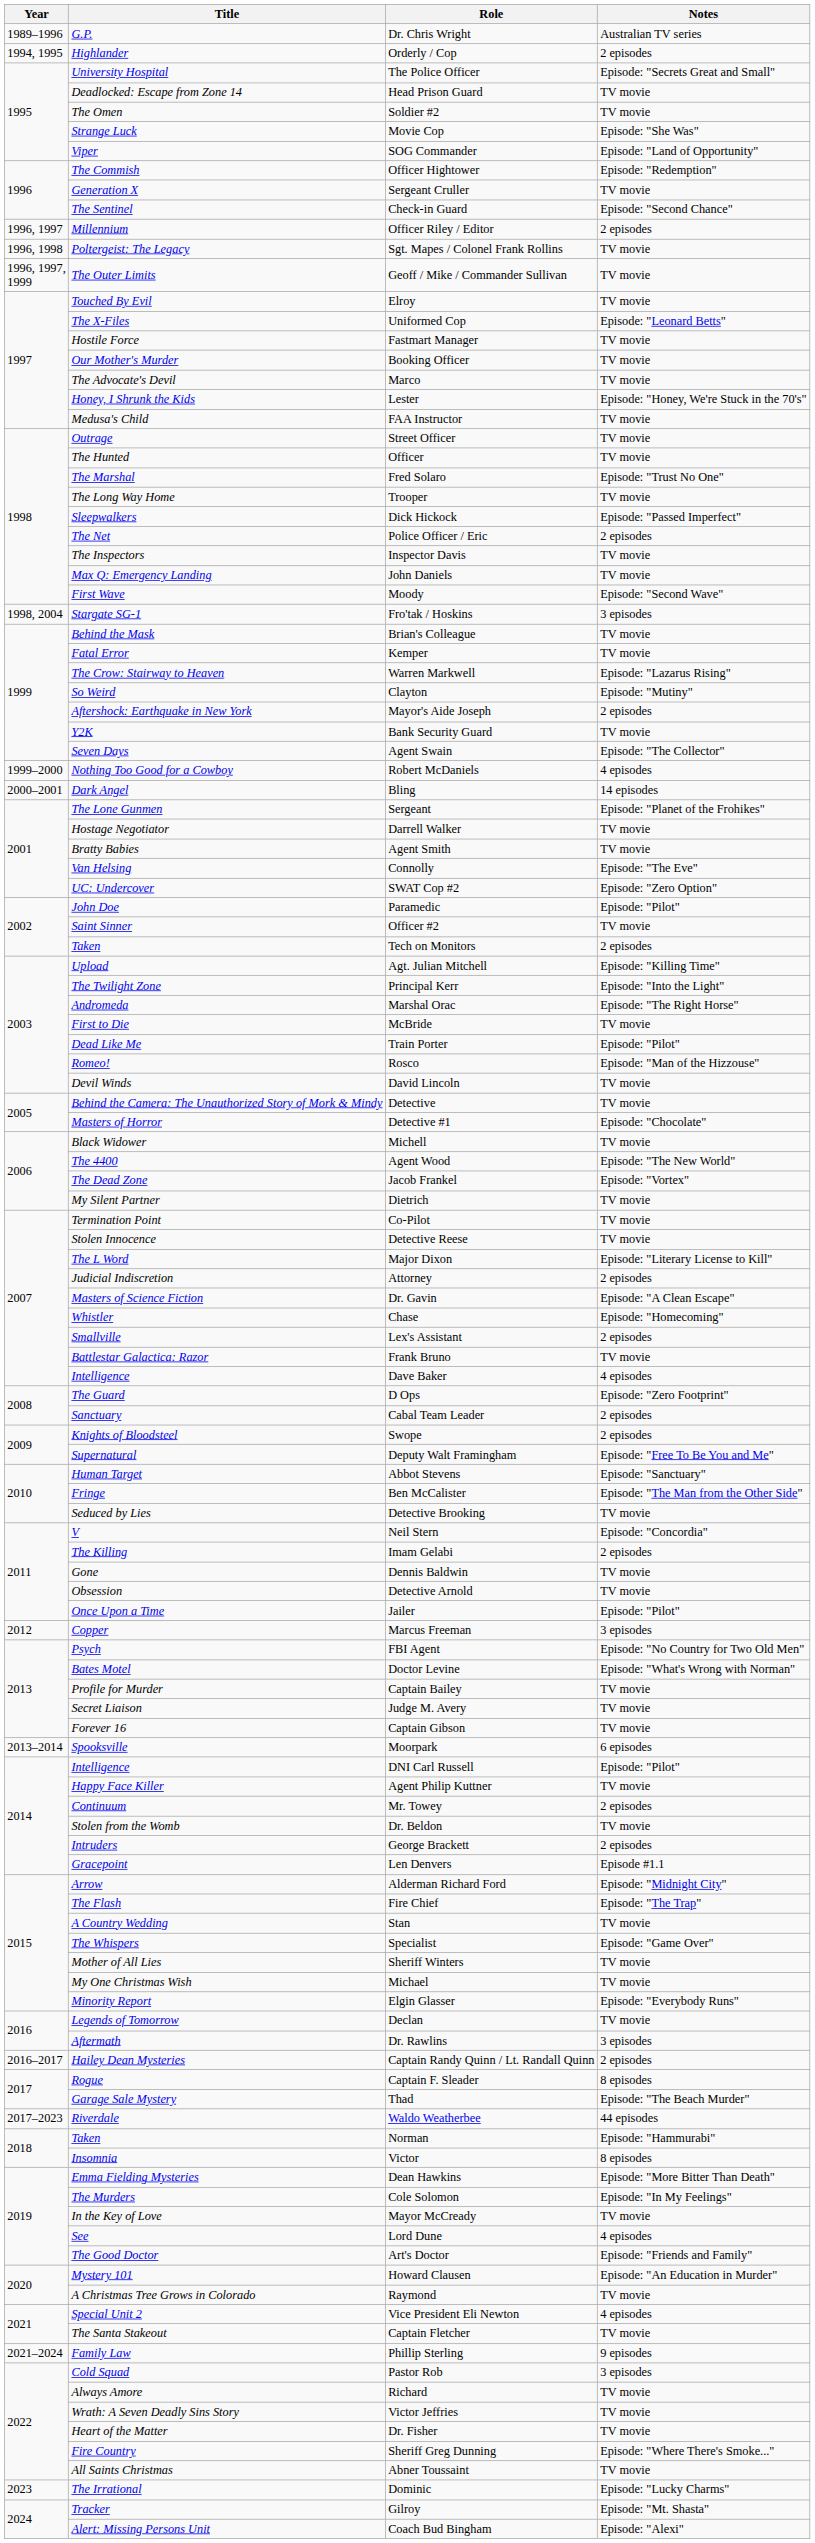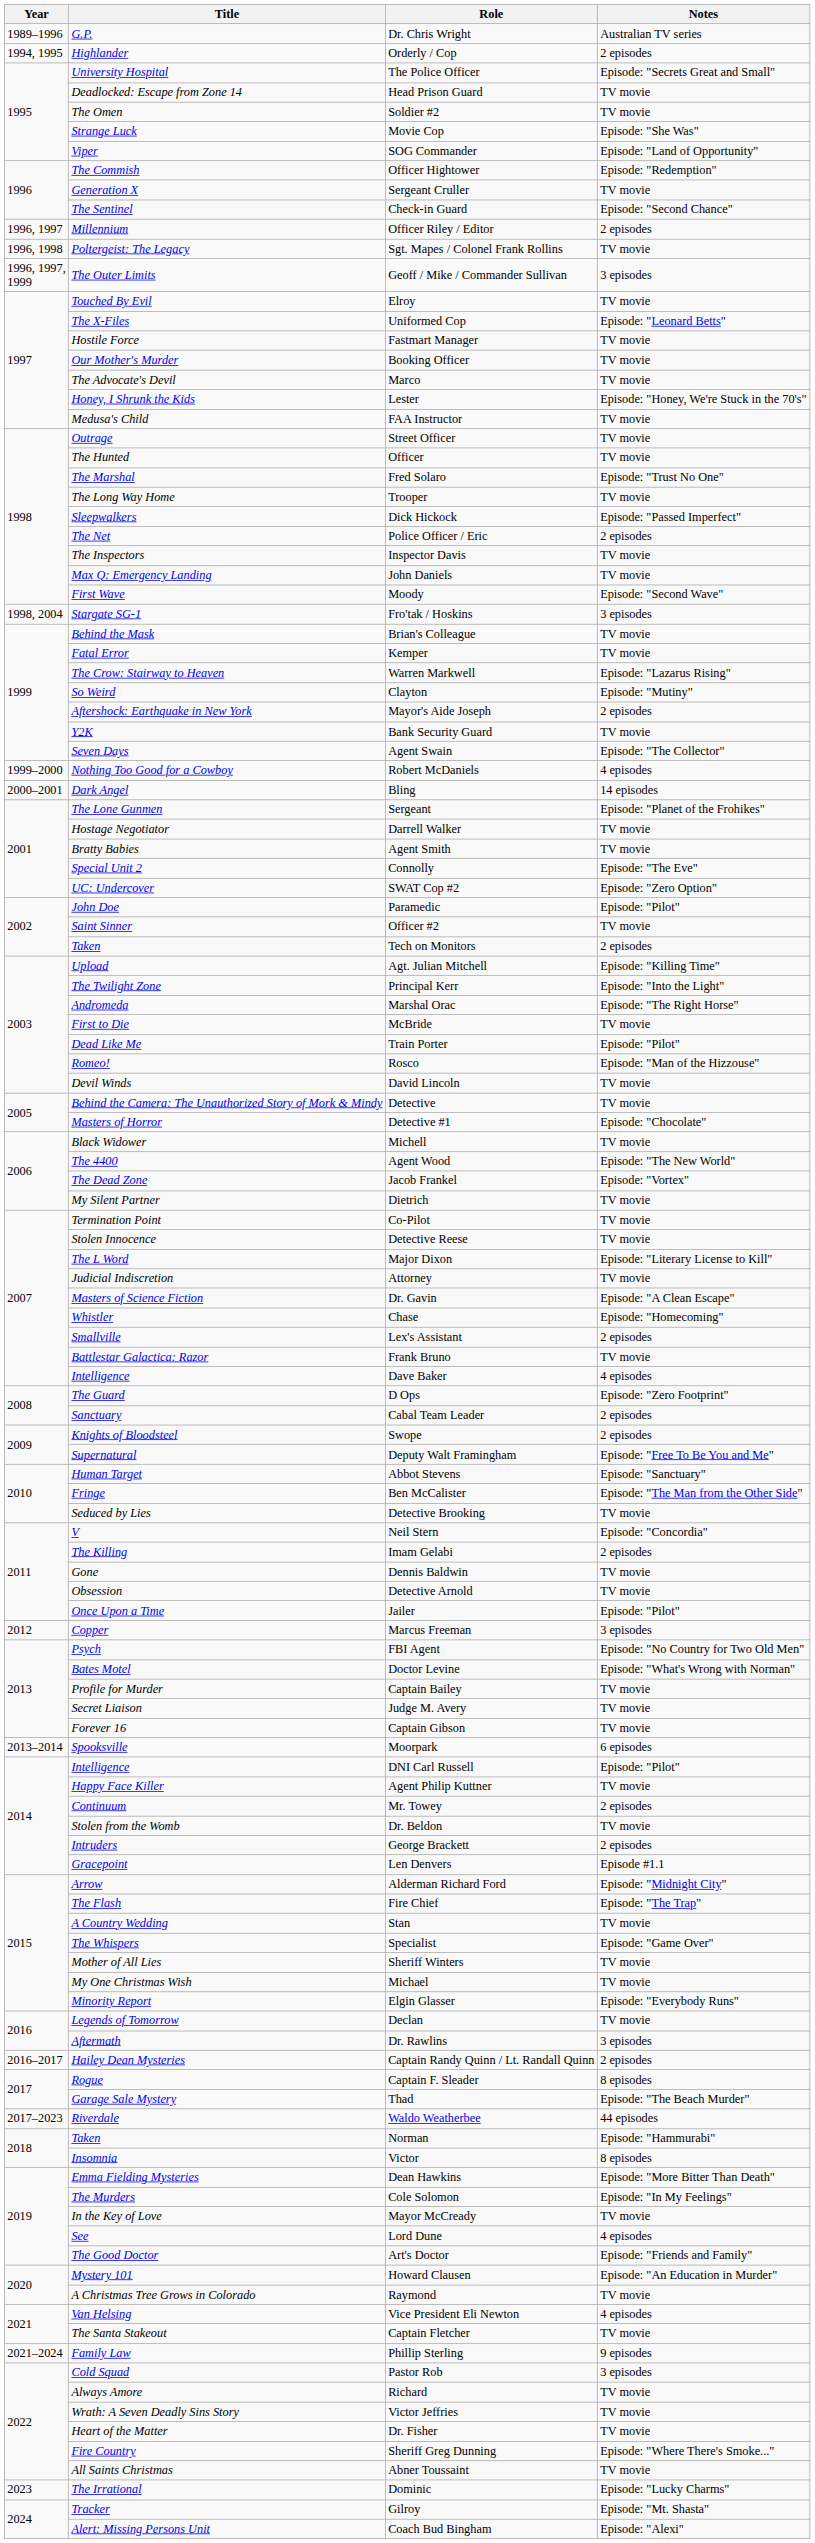(625, 275) TV movie -> (626, 275) 3 episodes
(101, 868) Van Helsing -> (107, 868) Special Unit 2
(626, 1278) 2 episodes -> (625, 1278) TV movie
(107, 2314) Special Unit 2 -> (101, 2314) Van Helsing
